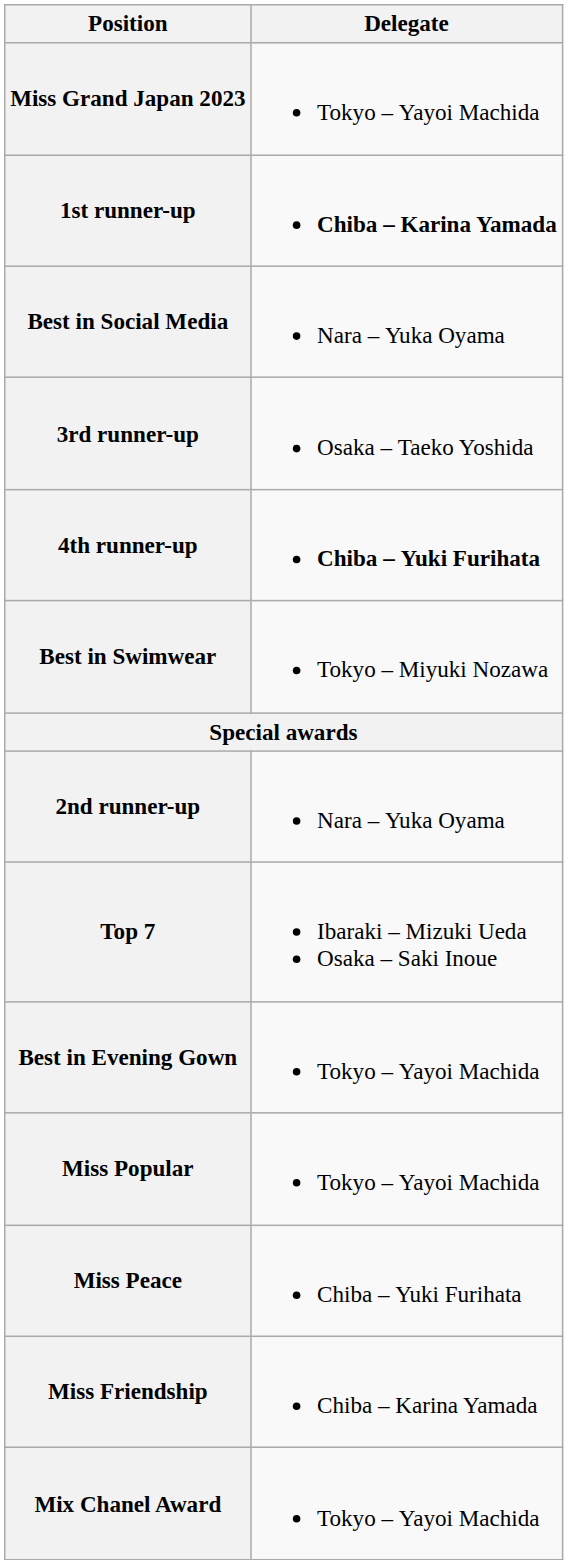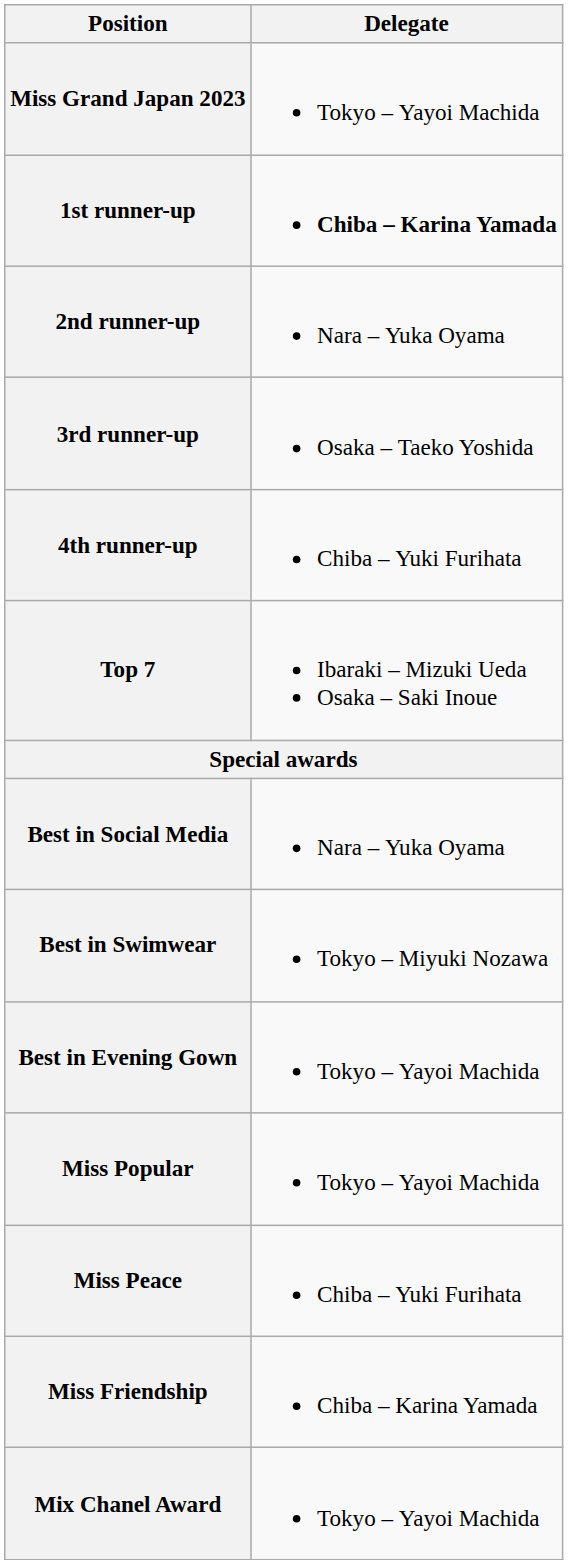rows swapped: (128, 806) <-> (128, 321)
(406, 559) bold -> (406, 559) normal
rows swapped: (128, 931) <-> (128, 656)
